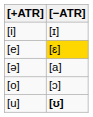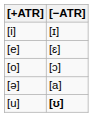(55, 49) gold background -> (55, 49) no background
rows swapped: (13, 67) <-> (13, 85)
